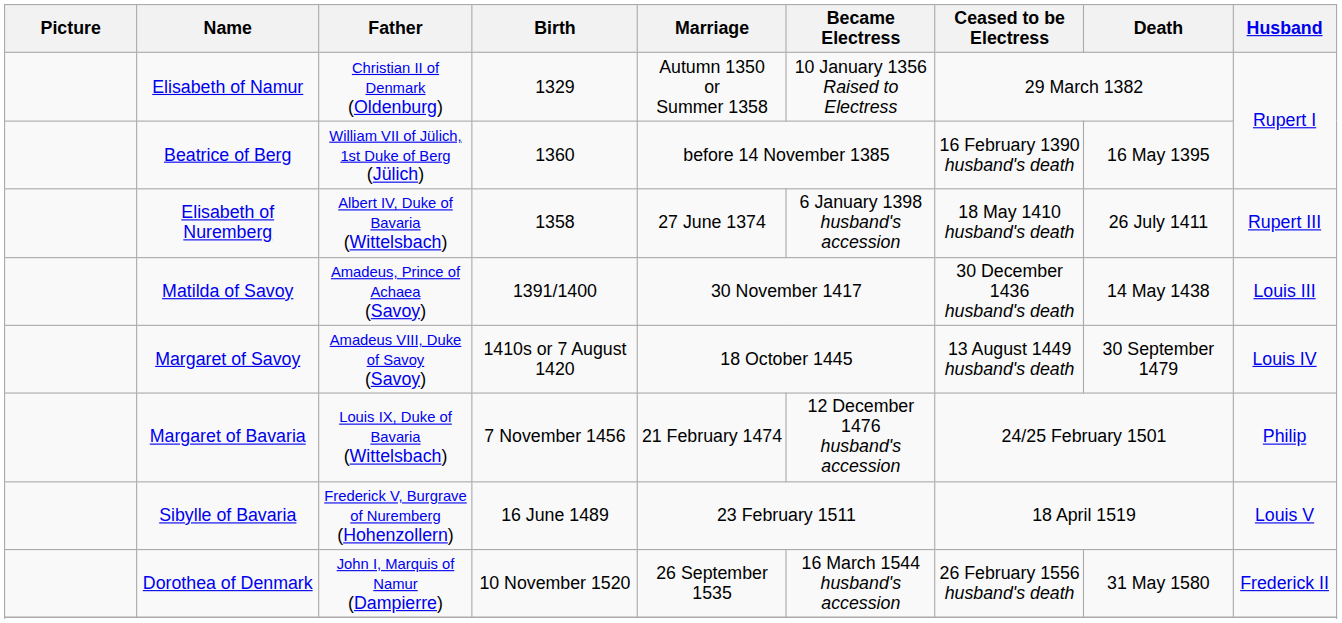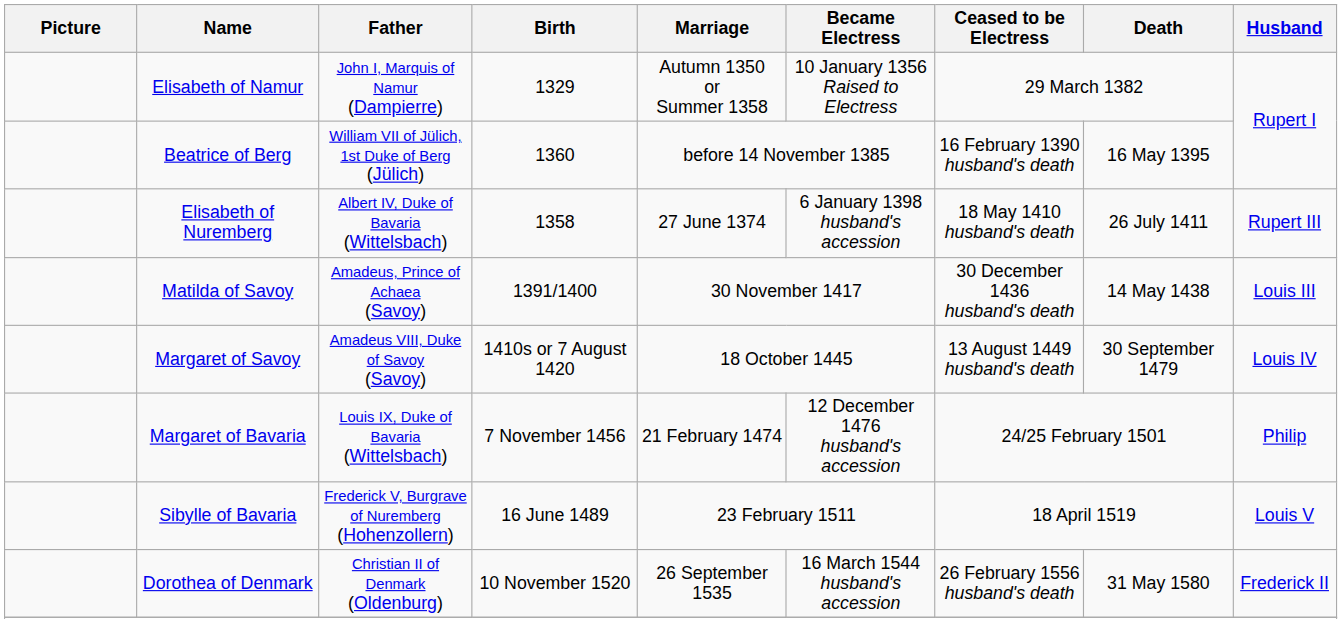(395, 87) Christian II of Denmark (Oldenburg) -> (395, 87) John I, Marquis of Namur (Dampierre)
(395, 584) John I, Marquis of Namur (Dampierre) -> (395, 584) Christian II of Denmark (Oldenburg)
